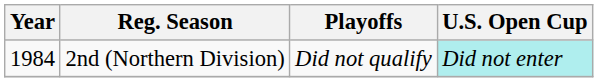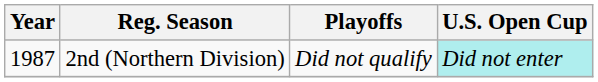(32, 58) 1984 -> (32, 58) 1987
